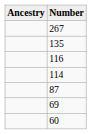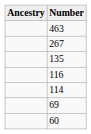+ row: (57, 28)
- row: (54, 90)
